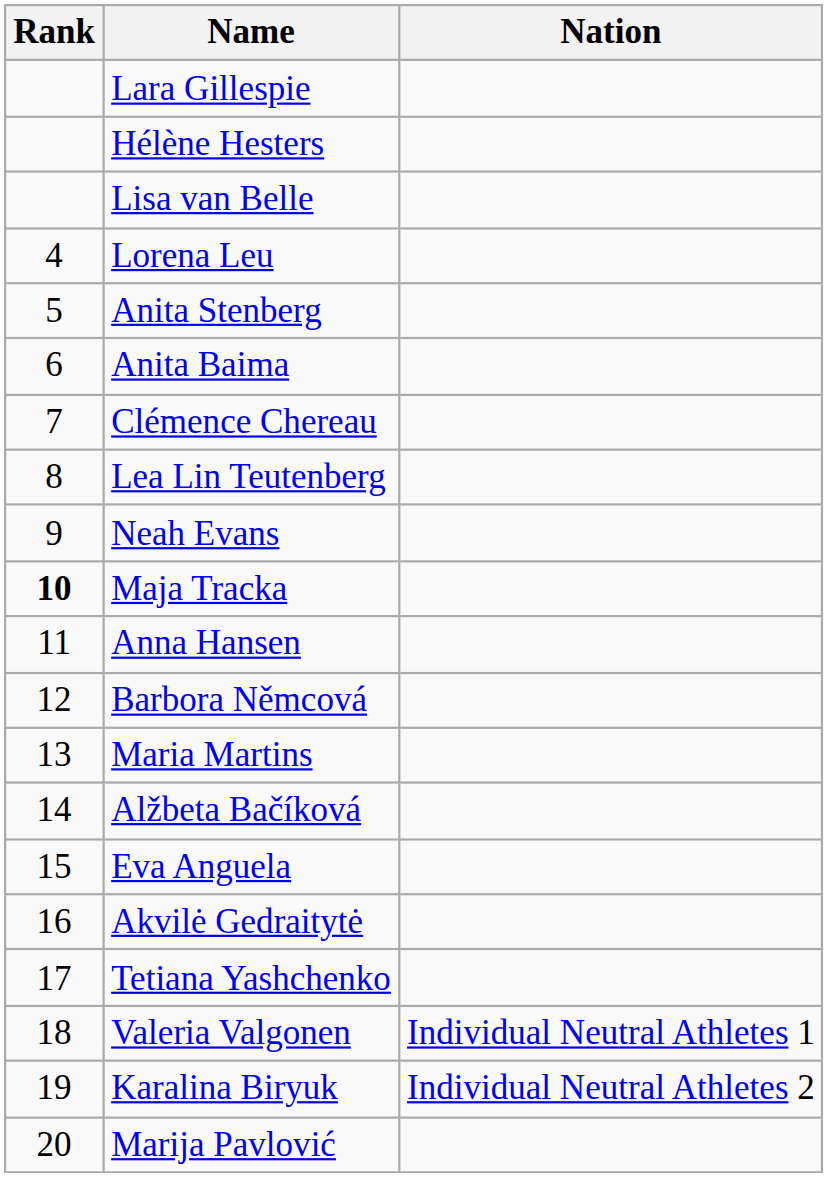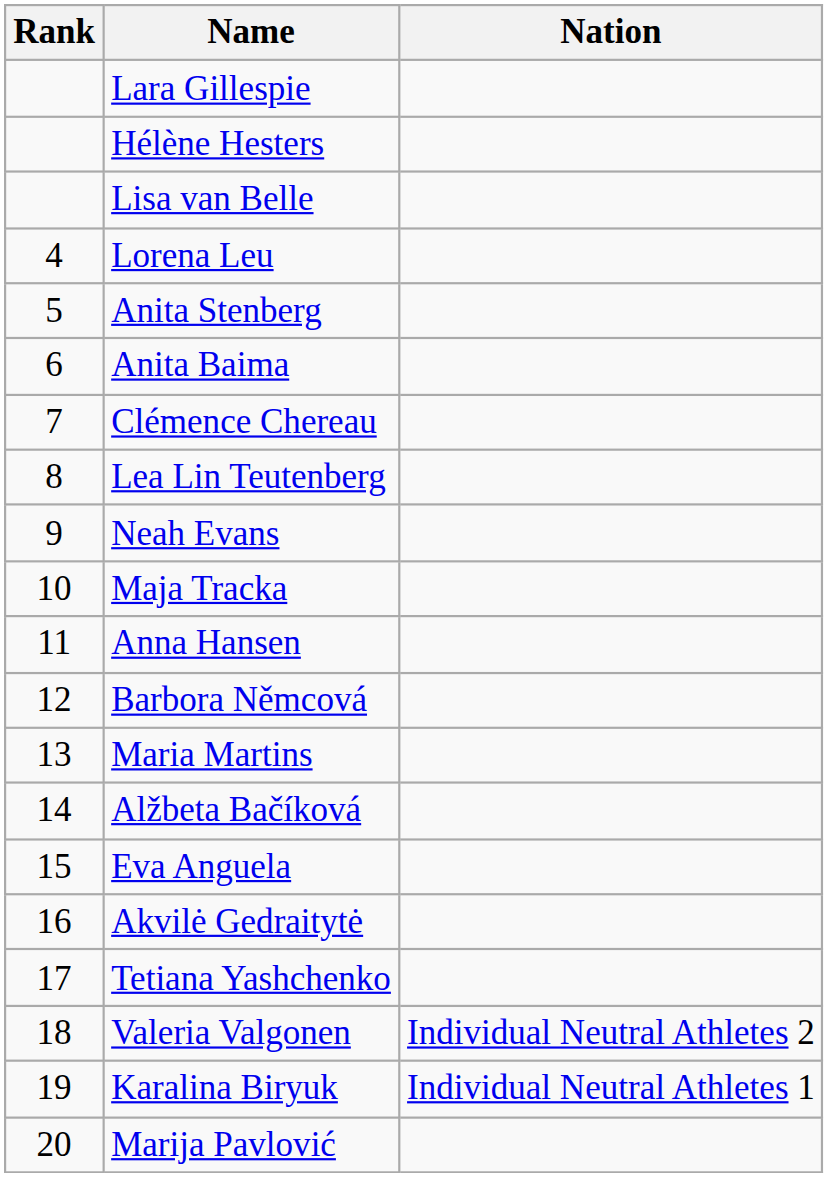(54, 587) bold -> (54, 587) normal
(611, 1032) Individual Neutral Athletes 1 -> (611, 1032) Individual Neutral Athletes 2
(611, 1088) Individual Neutral Athletes 2 -> (611, 1088) Individual Neutral Athletes 1
